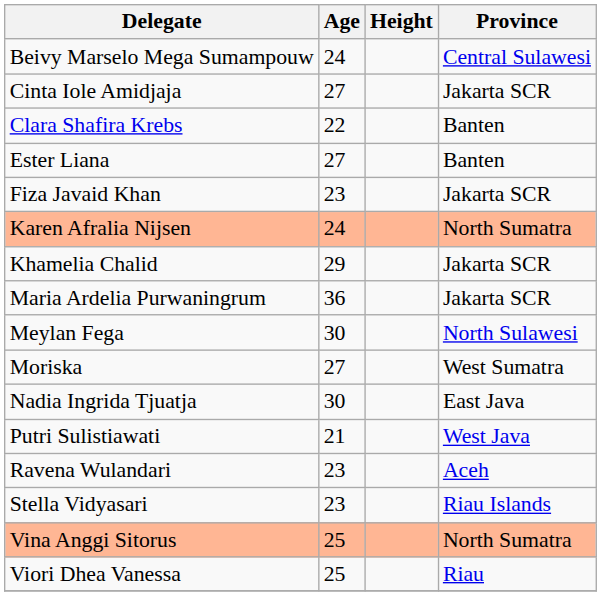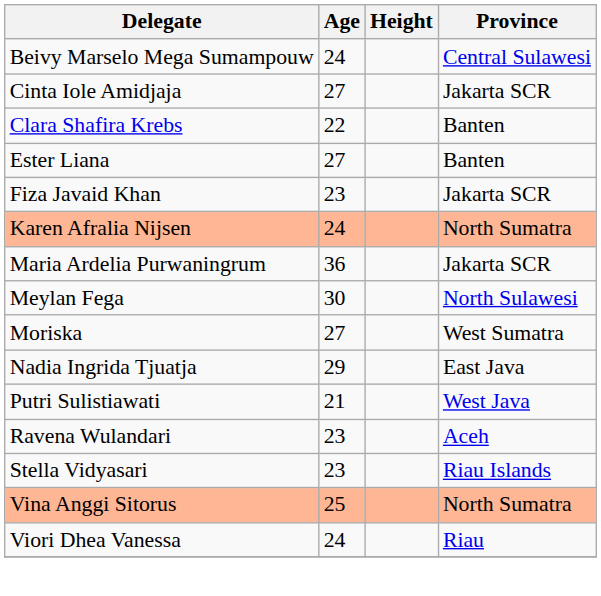- row: (84, 263)
(335, 401) 30 -> (335, 366) 29
(335, 573) 25 -> (335, 539) 24
